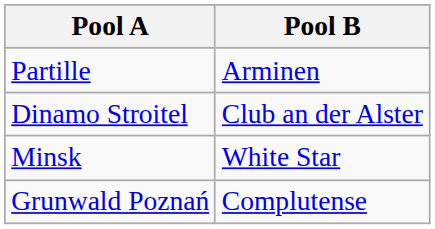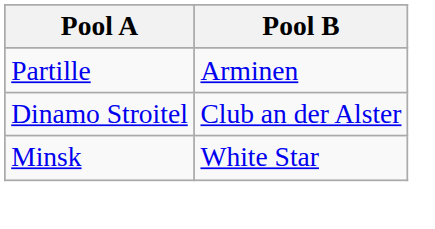- row: (110, 200)
